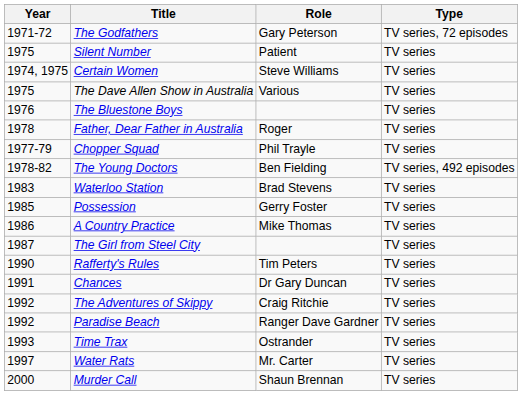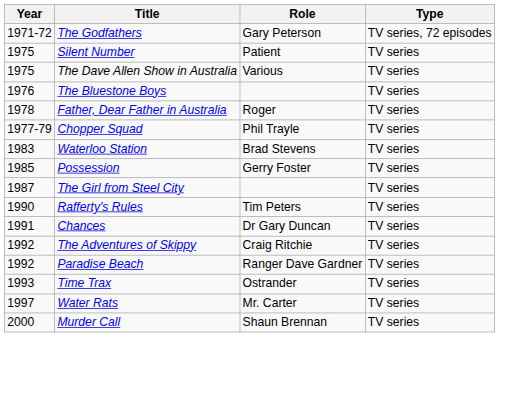- row: (116, 71)
- row: (126, 168)
- row: (124, 226)
